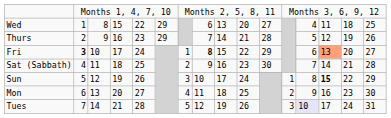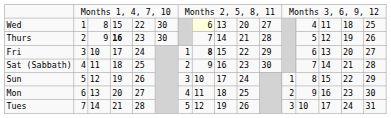(162, 25) 29 -> (162, 25) 30
(210, 25) no background -> (210, 25) lightyellow background
(117, 39) normal -> (117, 39) bold
(162, 39) 29 -> (162, 39) 30
(83, 52) bold -> (83, 52) normal
(326, 52) lightsalmon background -> (326, 52) no background
(326, 79) bold -> (326, 79) normal
(303, 106) lavender background -> (303, 106) no background
